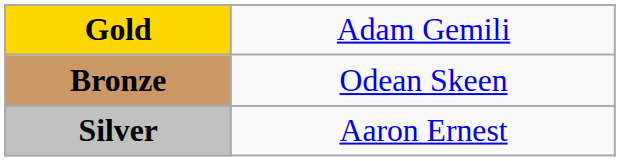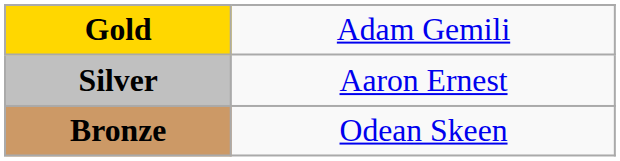rows swapped: (118, 130) <-> (118, 79)
